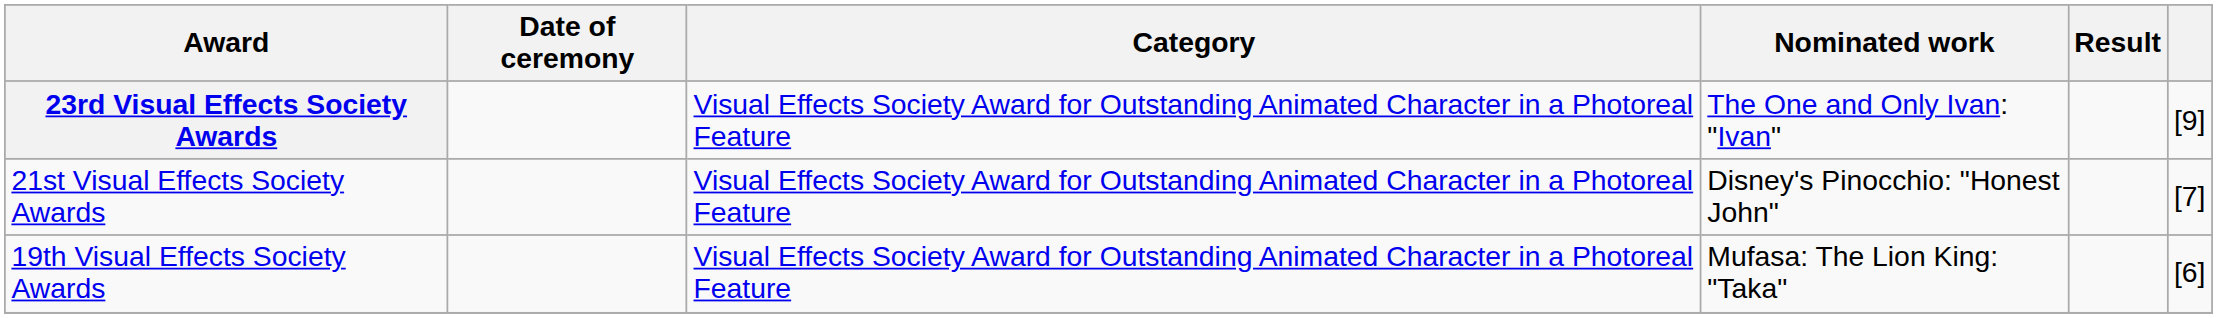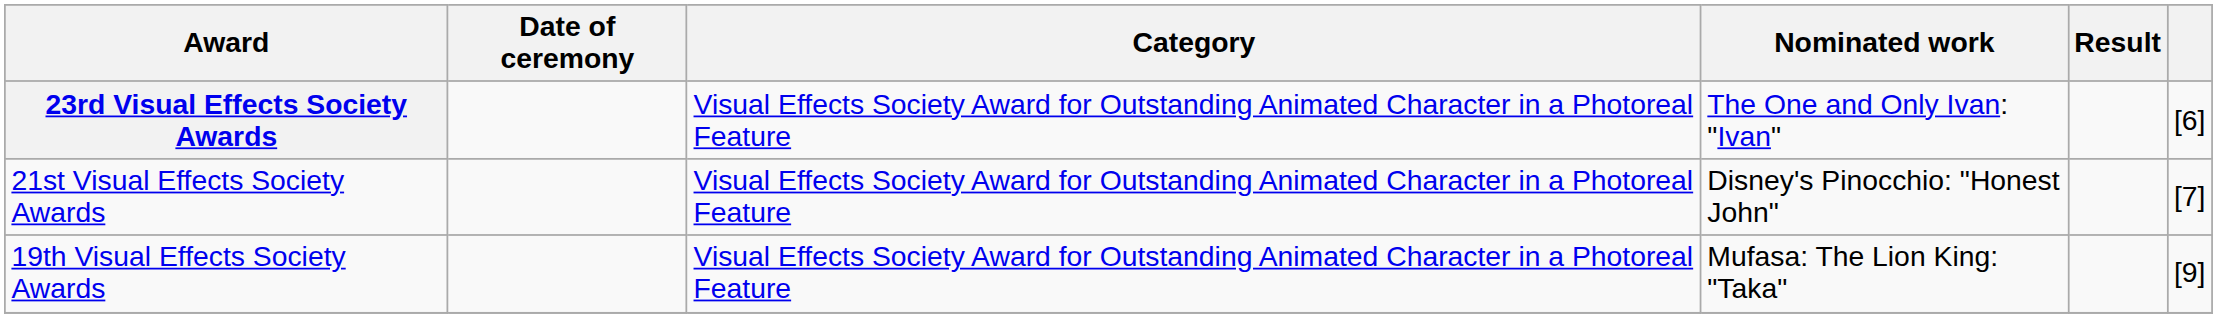(2190, 119) [9] -> (2190, 119) [6]
(2190, 273) [6] -> (2190, 273) [9]
